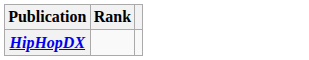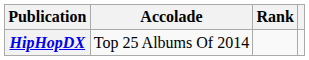+ column: (171, 17)
